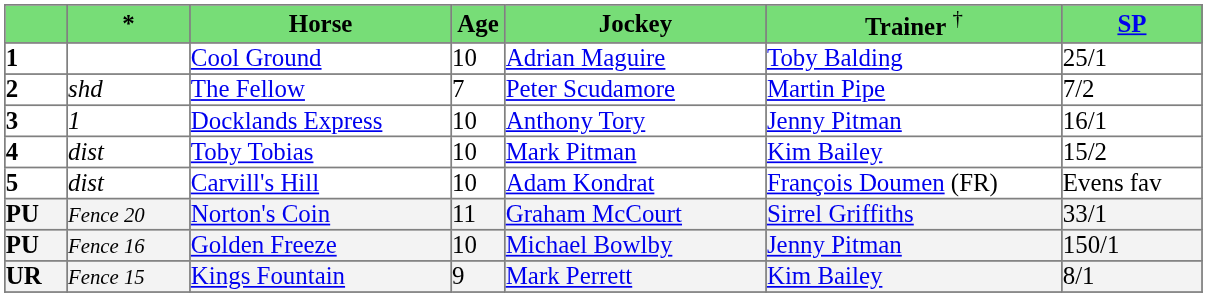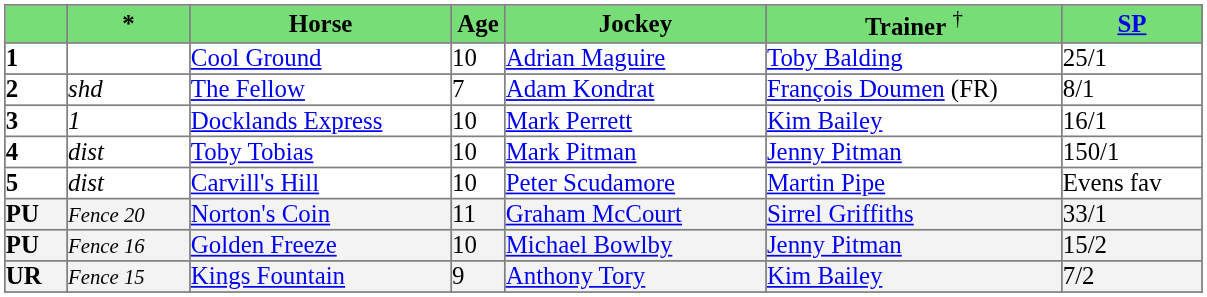(590, 88) Peter Scudamore -> (580, 88) Adam Kondrat
(826, 88) Martin Pipe -> (882, 88) François Doumen (FR)
(1079, 88) 7/2 -> (1079, 88) 8/1
(575, 120) Anthony Tory -> (569, 120) Mark Perrett
(834, 120) Jenny Pitman -> (825, 120) Kim Bailey
(825, 151) Kim Bailey -> (834, 151) Jenny Pitman
(1085, 151) 15/2 -> (1091, 151) 150/1
(580, 182) Adam Kondrat -> (590, 182) Peter Scudamore
(882, 182) François Doumen (FR) -> (826, 182) Martin Pipe
(1091, 244) 150/1 -> (1085, 244) 15/2
(569, 275) Mark Perrett -> (575, 275) Anthony Tory
(1079, 275) 8/1 -> (1079, 275) 7/2
